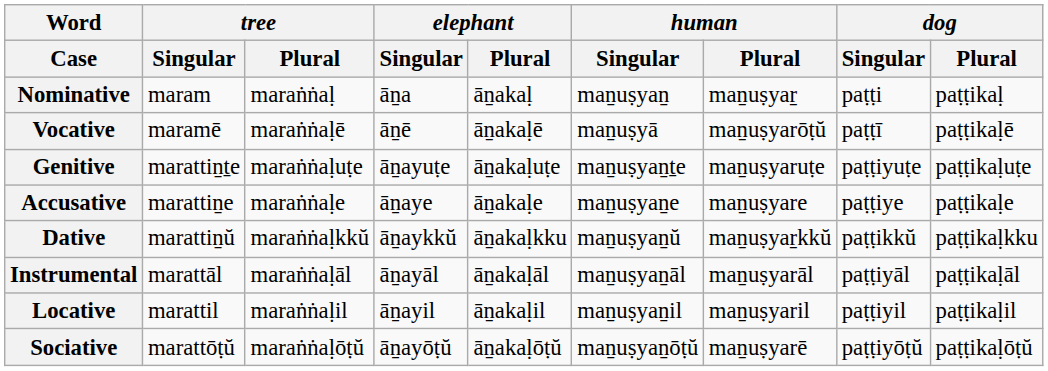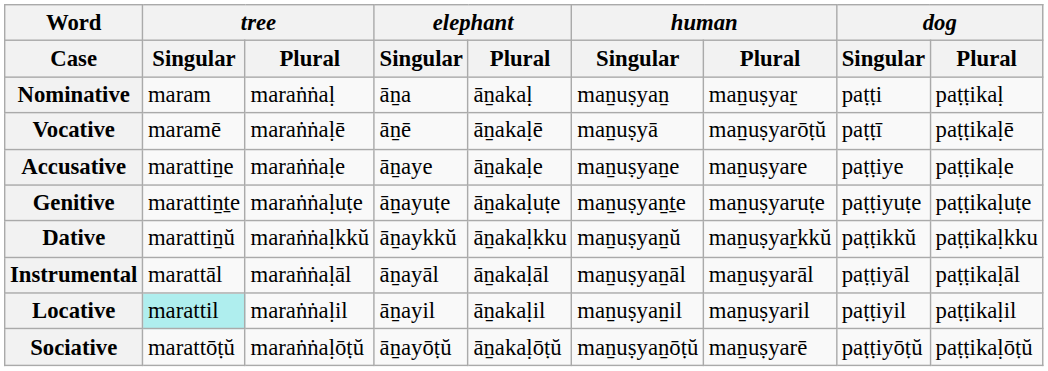rows swapped: (74, 202) <-> (74, 166)
(183, 310) no background -> (183, 310) paleturquoise background
